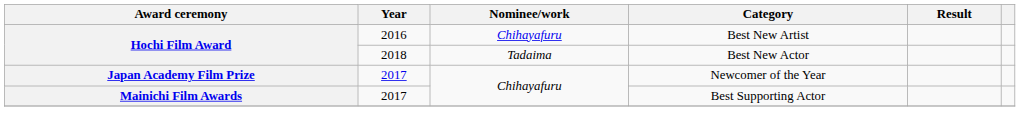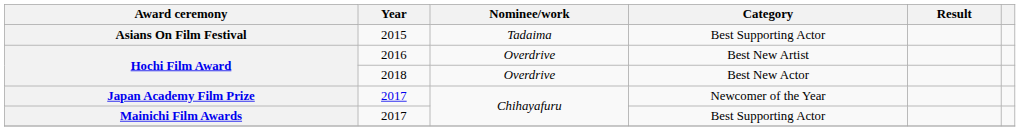+ row: (181, 34)
(529, 34) Chihayafuru -> (529, 55) Overdrive
(529, 55) Tadaima -> (529, 75) Overdrive
